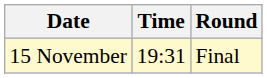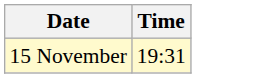- column: (227, 21)
